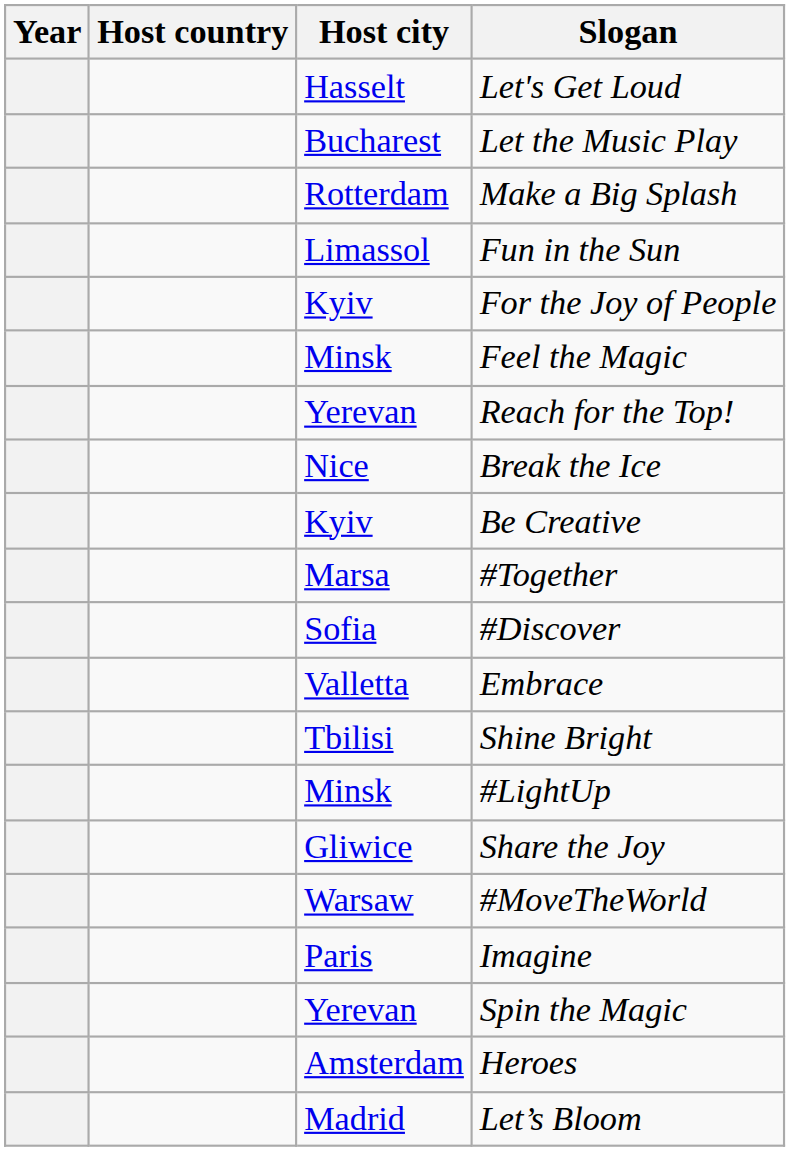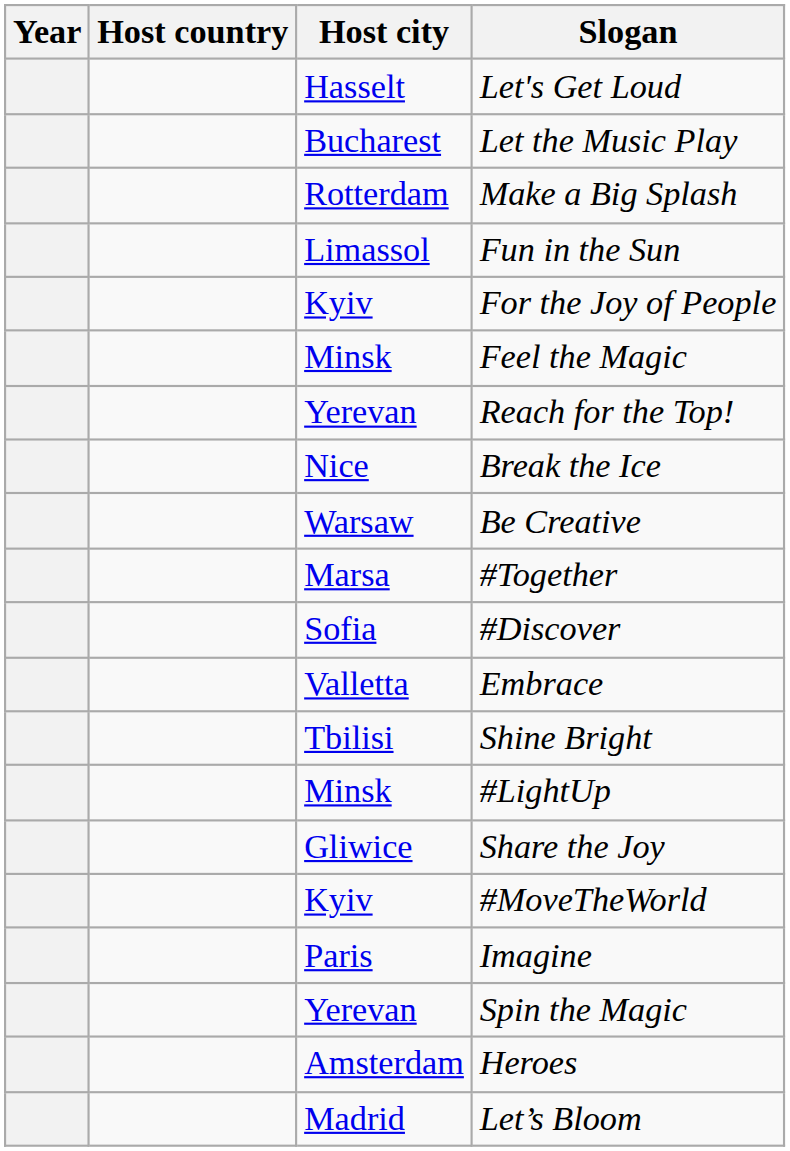(338, 520) Kyiv -> (359, 520) Warsaw
(359, 900) Warsaw -> (338, 900) Kyiv
